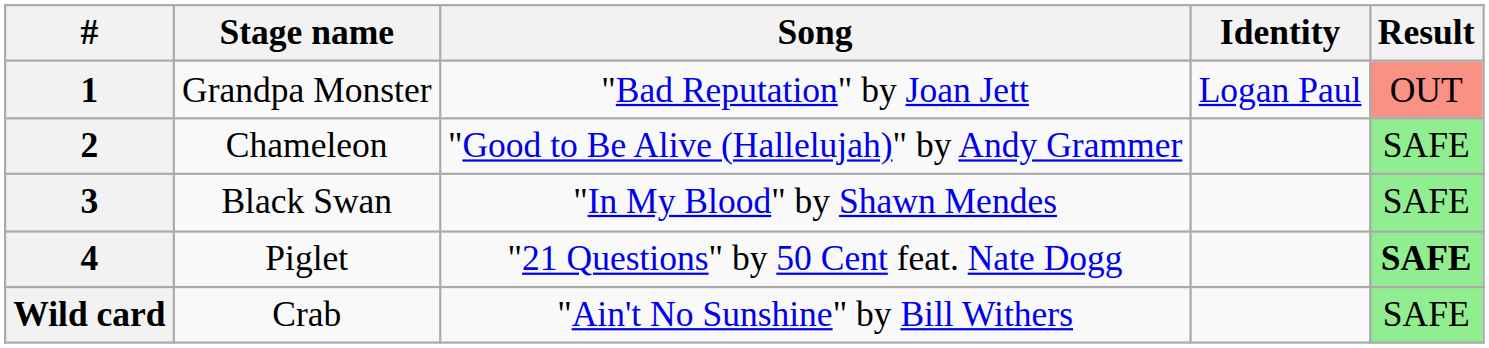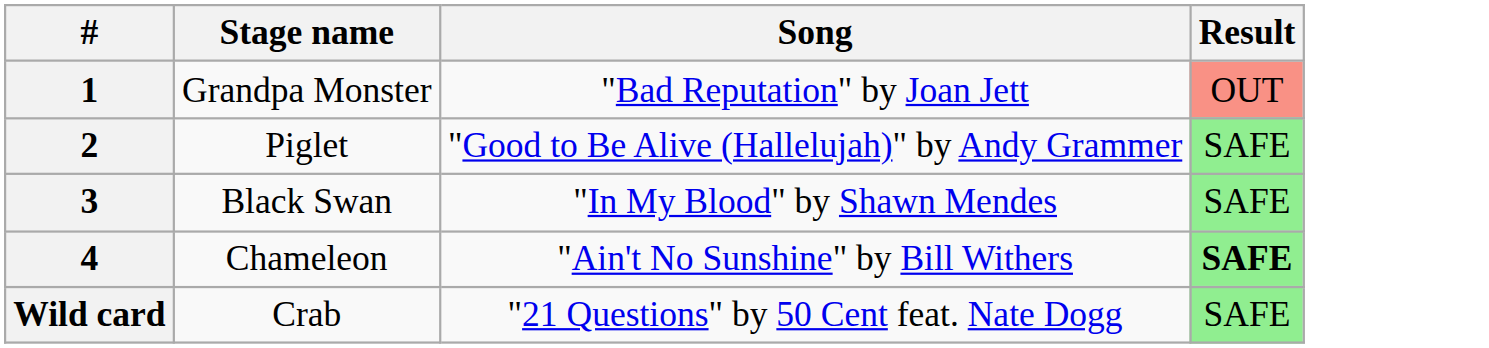- column: (1280, 32)
(307, 145) Chameleon -> (307, 145) Piglet
(307, 257) Piglet -> (307, 257) Chameleon
(815, 257) "21 Questions" by 50 Cent feat. Nate Dogg -> (815, 257) "Ain't No Sunshine" by Bill Withers
(815, 314) "Ain't No Sunshine" by Bill Withers -> (815, 314) "21 Questions" by 50 Cent feat. Nate Dogg
